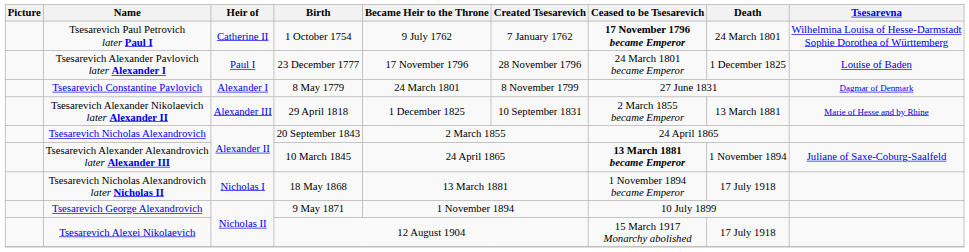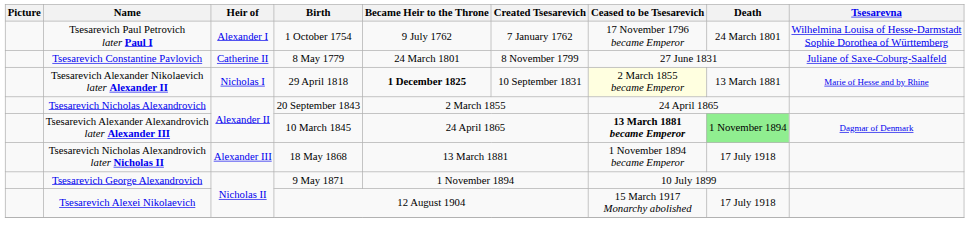(243, 36) Catherine II -> (243, 36) Alexander I
(648, 36) bold -> (648, 36) normal
- row: (127, 65)
(243, 88) Alexander I -> (243, 59) Catherine II
(877, 88) Dagmar of Denmark -> (877, 59) Juliane of Saxe-Coburg-Saalfeld
(243, 111) Alexander III -> (243, 82) Nicholas I
(427, 111) normal -> (427, 82) bold
(648, 111) no background -> (648, 82) lightyellow background
(748, 157) no background -> (748, 128) lightgreen background
(877, 157) Juliane of Saxe-Coburg-Saalfeld -> (877, 128) Dagmar of Denmark
(243, 186) Nicholas I -> (243, 157) Alexander III
